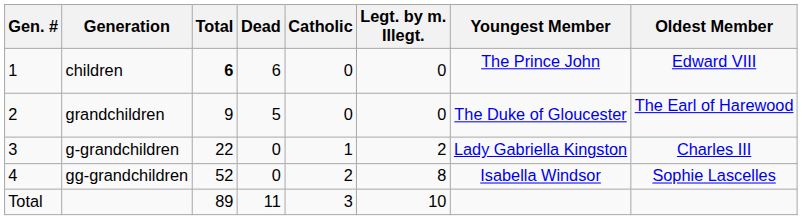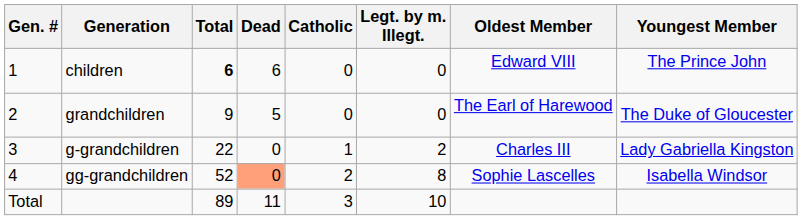columns swapped: (714, 26) <-> (541, 26)
(276, 176) no background -> (276, 176) lightsalmon background
